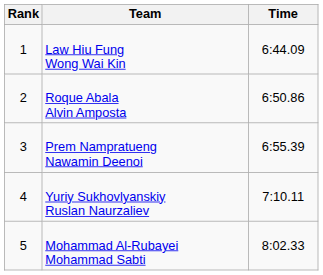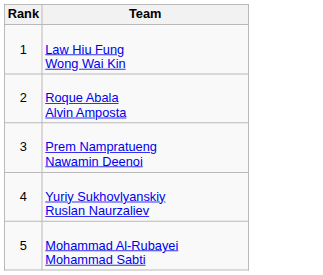- column: (283, 14)
